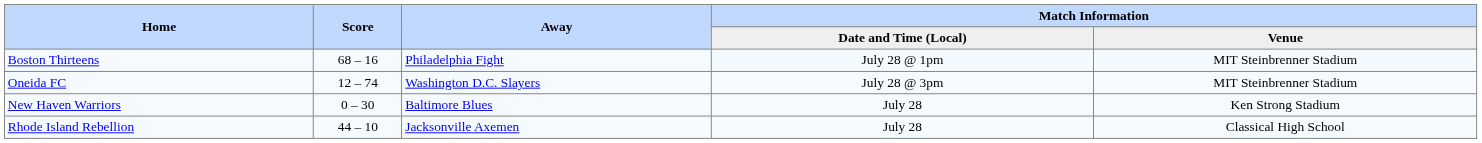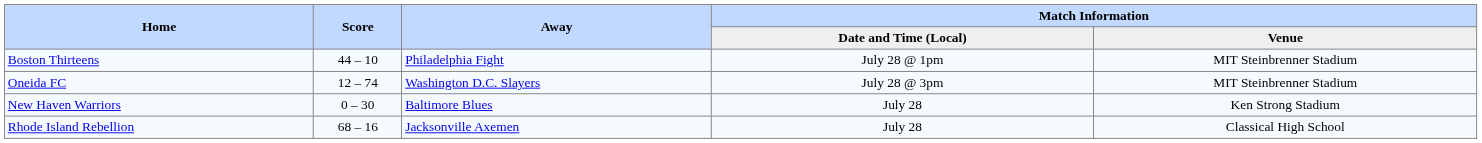(358, 60) 68 – 16 -> (358, 60) 44 – 10
(358, 127) 44 – 10 -> (358, 127) 68 – 16
